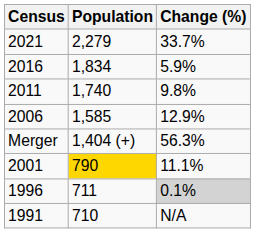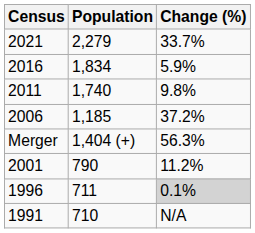(92, 116) 1,585 -> (92, 116) 1,185
(182, 116) 12.9% -> (182, 116) 37.2%
(85, 166) gold background -> (85, 166) no background
(182, 166) 11.1% -> (182, 166) 11.2%
